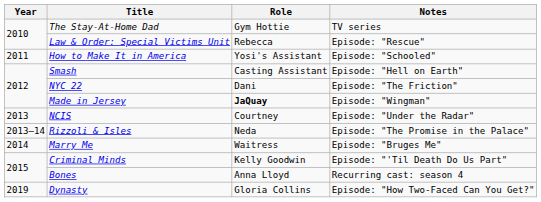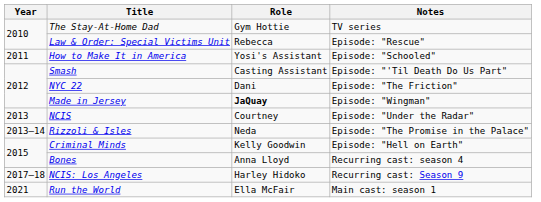(398, 71) Episode: "Hell on Earth" -> (419, 71) Episode: "'Til Death Do Us Part"
- row: (71, 145)
(419, 160) Episode: "'Til Death Do Us Part" -> (398, 145) Episode: "Hell on Earth"
+ row: (96, 175)
- row: (68, 190)
+ row: (85, 190)
